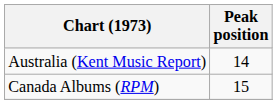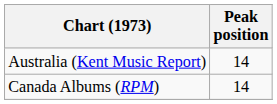(241, 86) 15 -> (241, 86) 14
